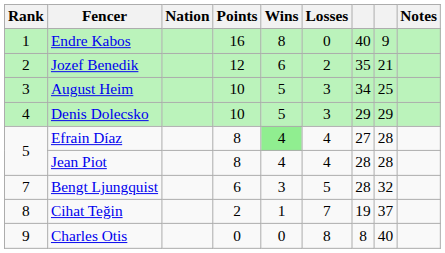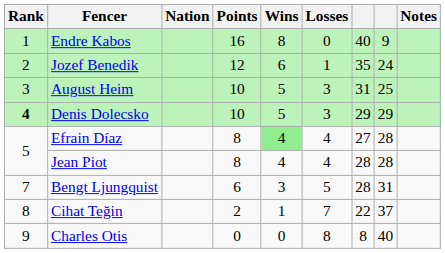(327, 65) 2 -> (327, 65) 1
(385, 65) 21 -> (385, 65) 24
(363, 89) 34 -> (363, 89) 31
(26, 114) normal -> (26, 114) bold
(385, 187) 32 -> (385, 187) 31
(363, 211) 19 -> (363, 211) 22
